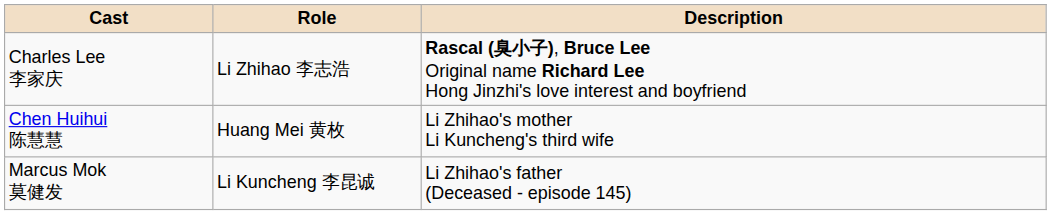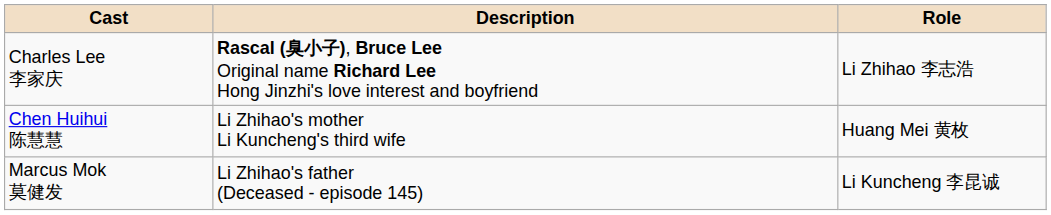columns swapped: (317, 18) <-> (734, 18)
